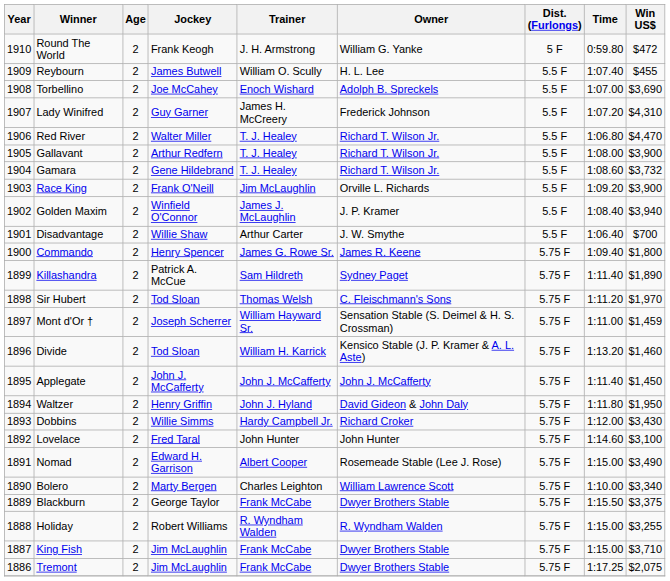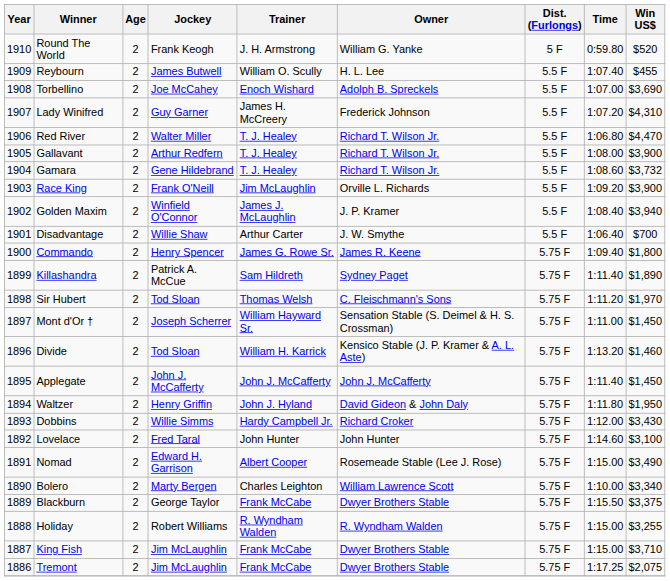(645, 49) $472 -> (645, 49) $520
(645, 322) $1,459 -> (645, 322) $1,450
